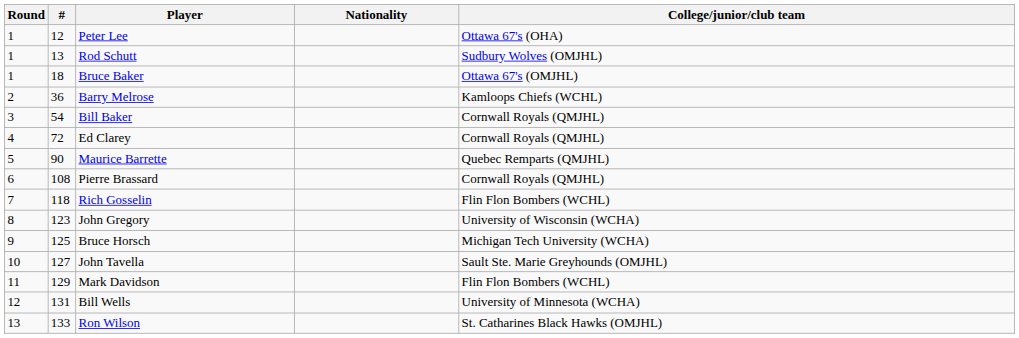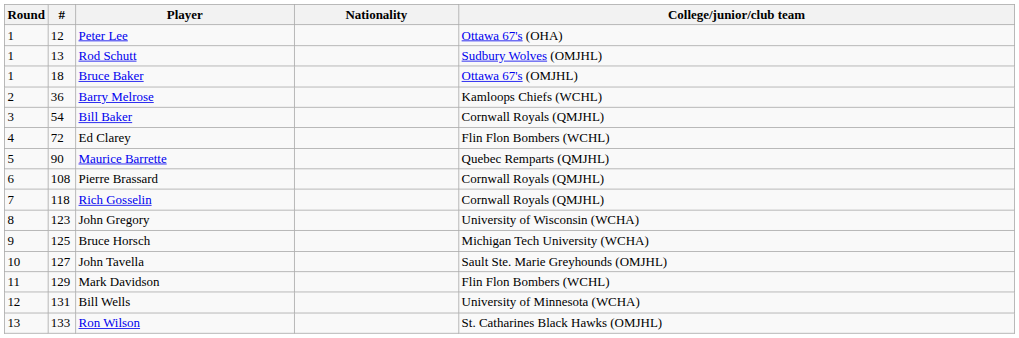(533, 138) Cornwall Royals (QMJHL) -> (536, 138) Flin Flon Bombers (WCHL)
(536, 199) Flin Flon Bombers (WCHL) -> (533, 199) Cornwall Royals (QMJHL)
